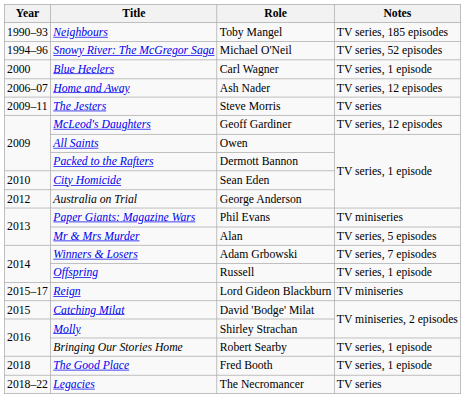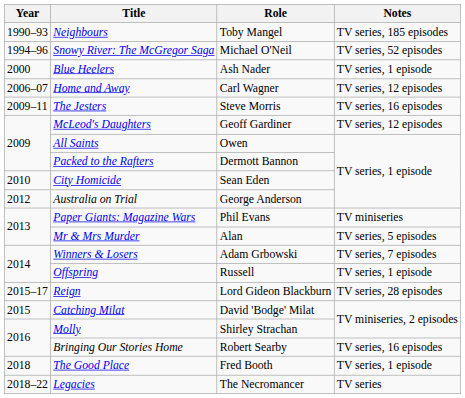(249, 69) Carl Wagner -> (245, 69) Ash Nader
(245, 87) Ash Nader -> (249, 87) Carl Wagner
(359, 106) TV series -> (390, 106) TV series, 16 episodes
(370, 291) TV miniseries -> (390, 291) TV series, 28 episodes
(384, 347) TV series, 1 episode -> (390, 347) TV series, 16 episodes
